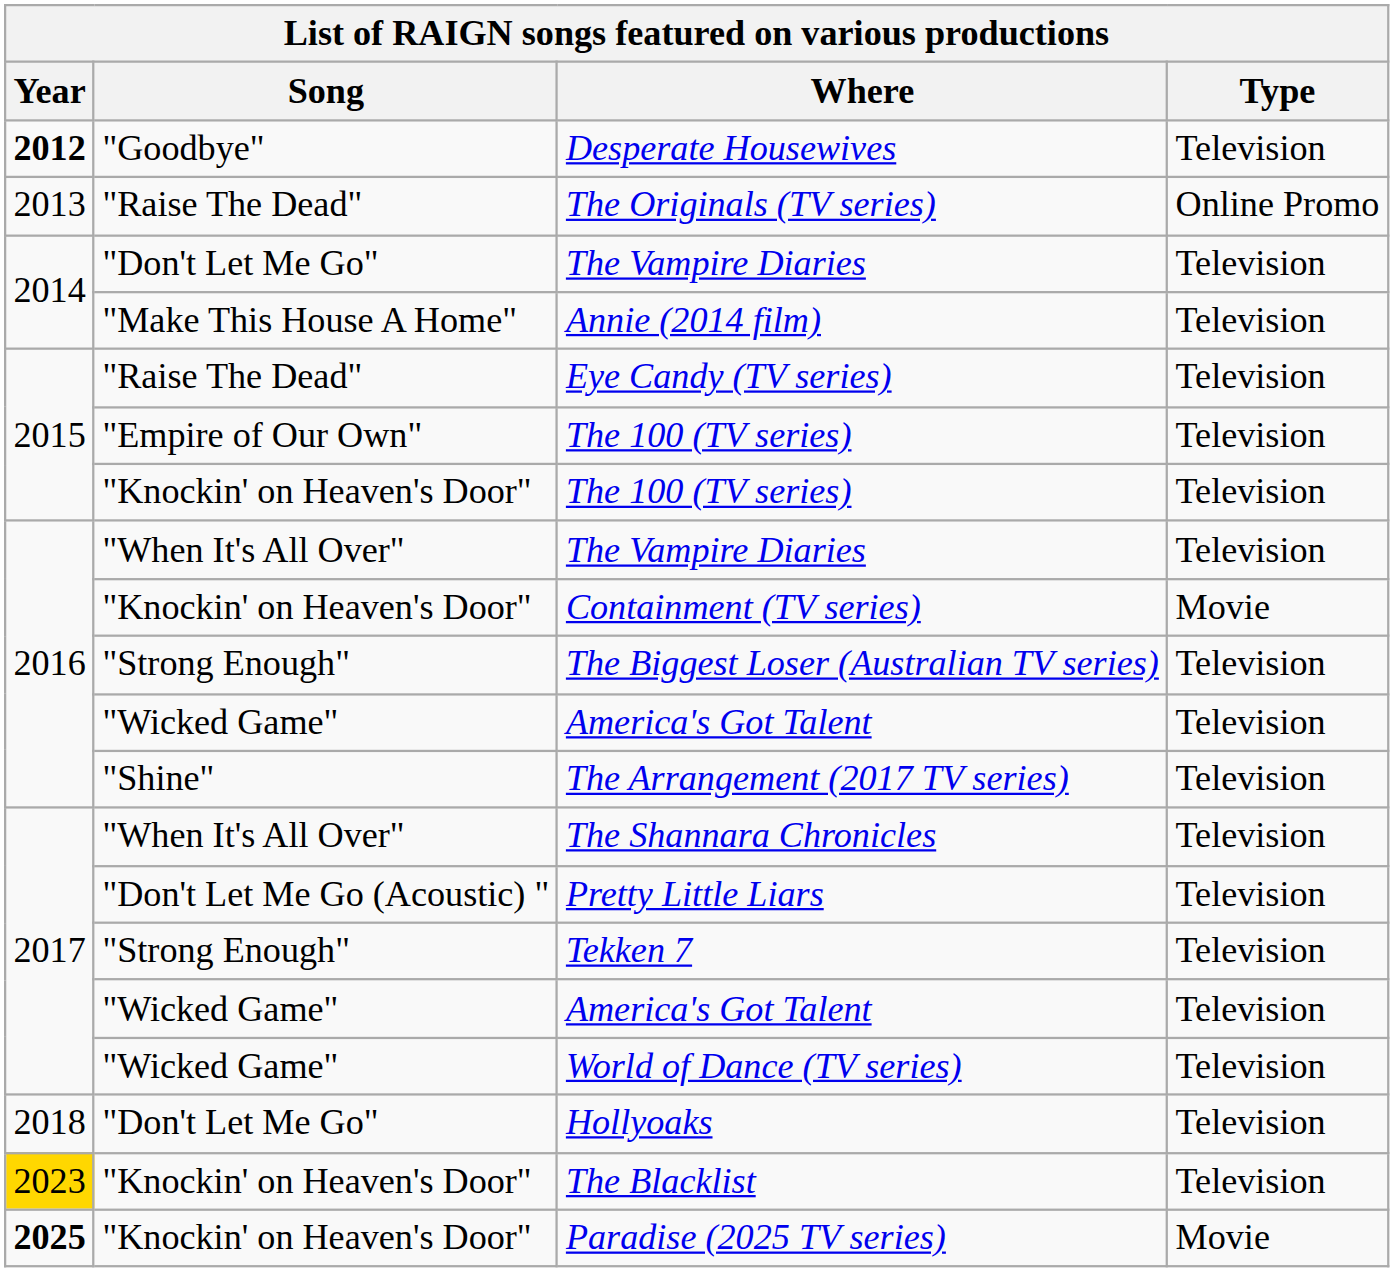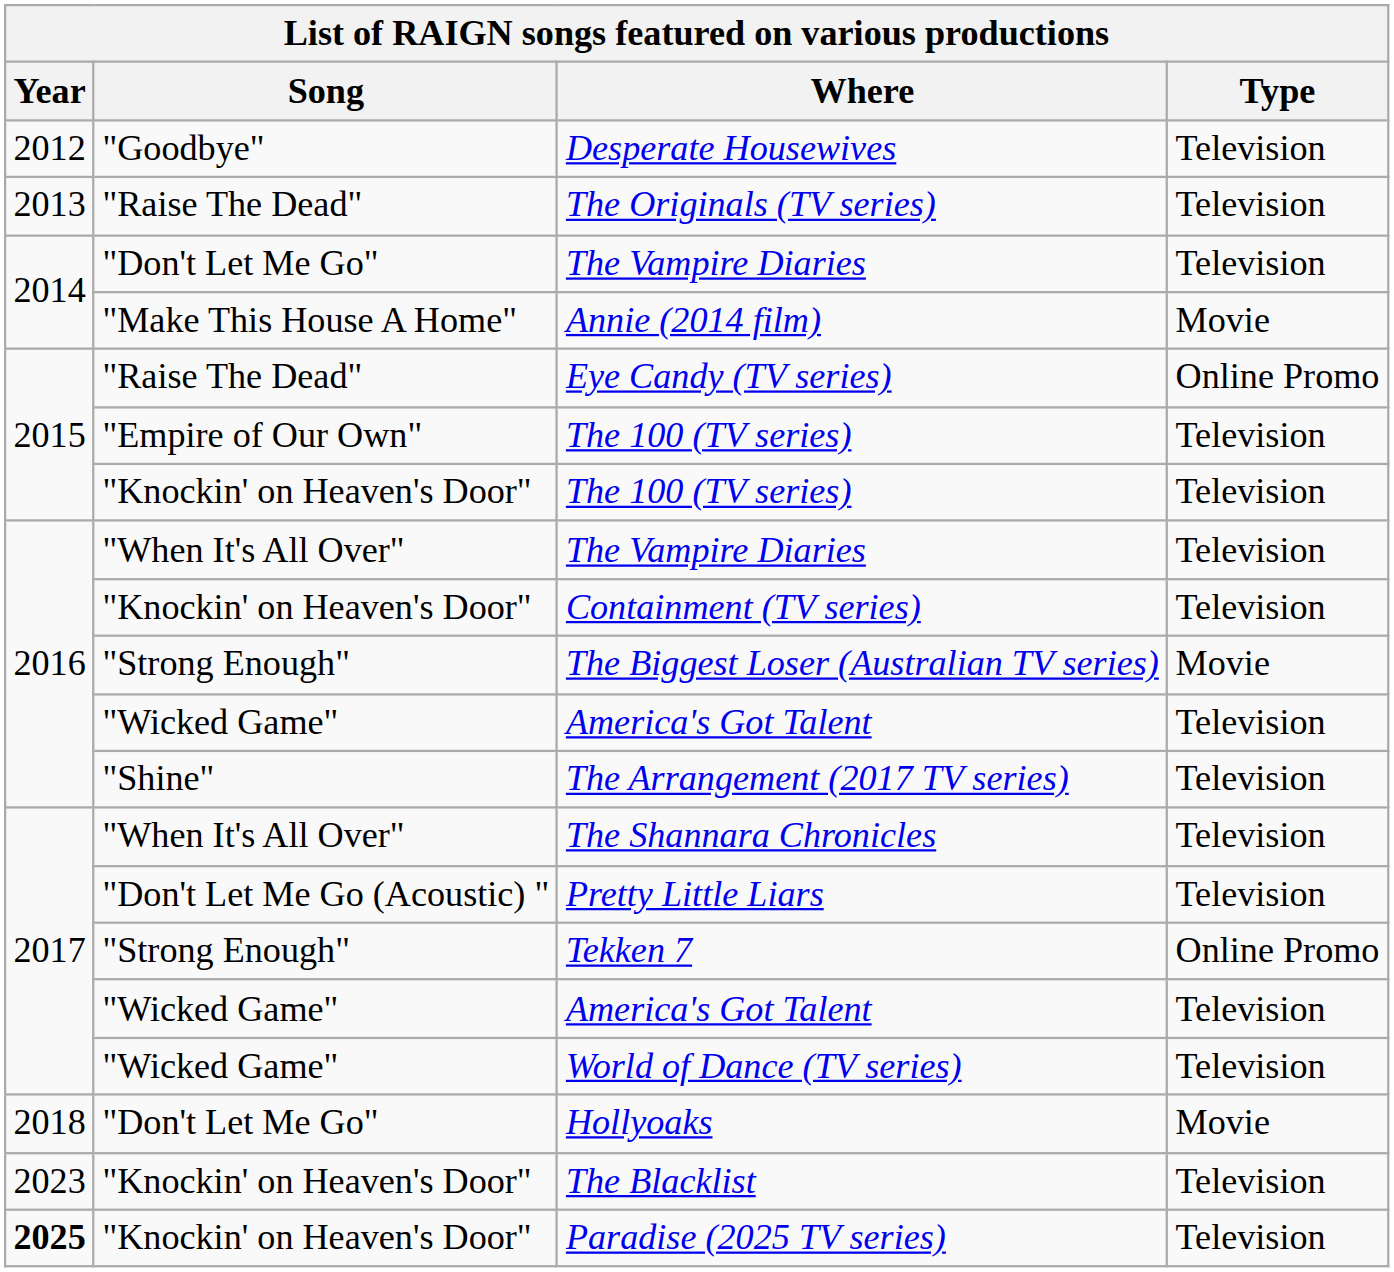(50, 147) bold -> (50, 147) normal
(1277, 205) Online Promo -> (1251, 205) Television
(1251, 319) Television -> (1223, 319) Movie
(1251, 377) Television -> (1277, 377) Online Promo
(1223, 606) Movie -> (1251, 606) Television
(1251, 663) Television -> (1223, 663) Movie
(1251, 950) Television -> (1277, 950) Online Promo
(1251, 1122) Television -> (1223, 1122) Movie
(50, 1180) gold background -> (50, 1180) no background
(1223, 1237) Movie -> (1251, 1237) Television
